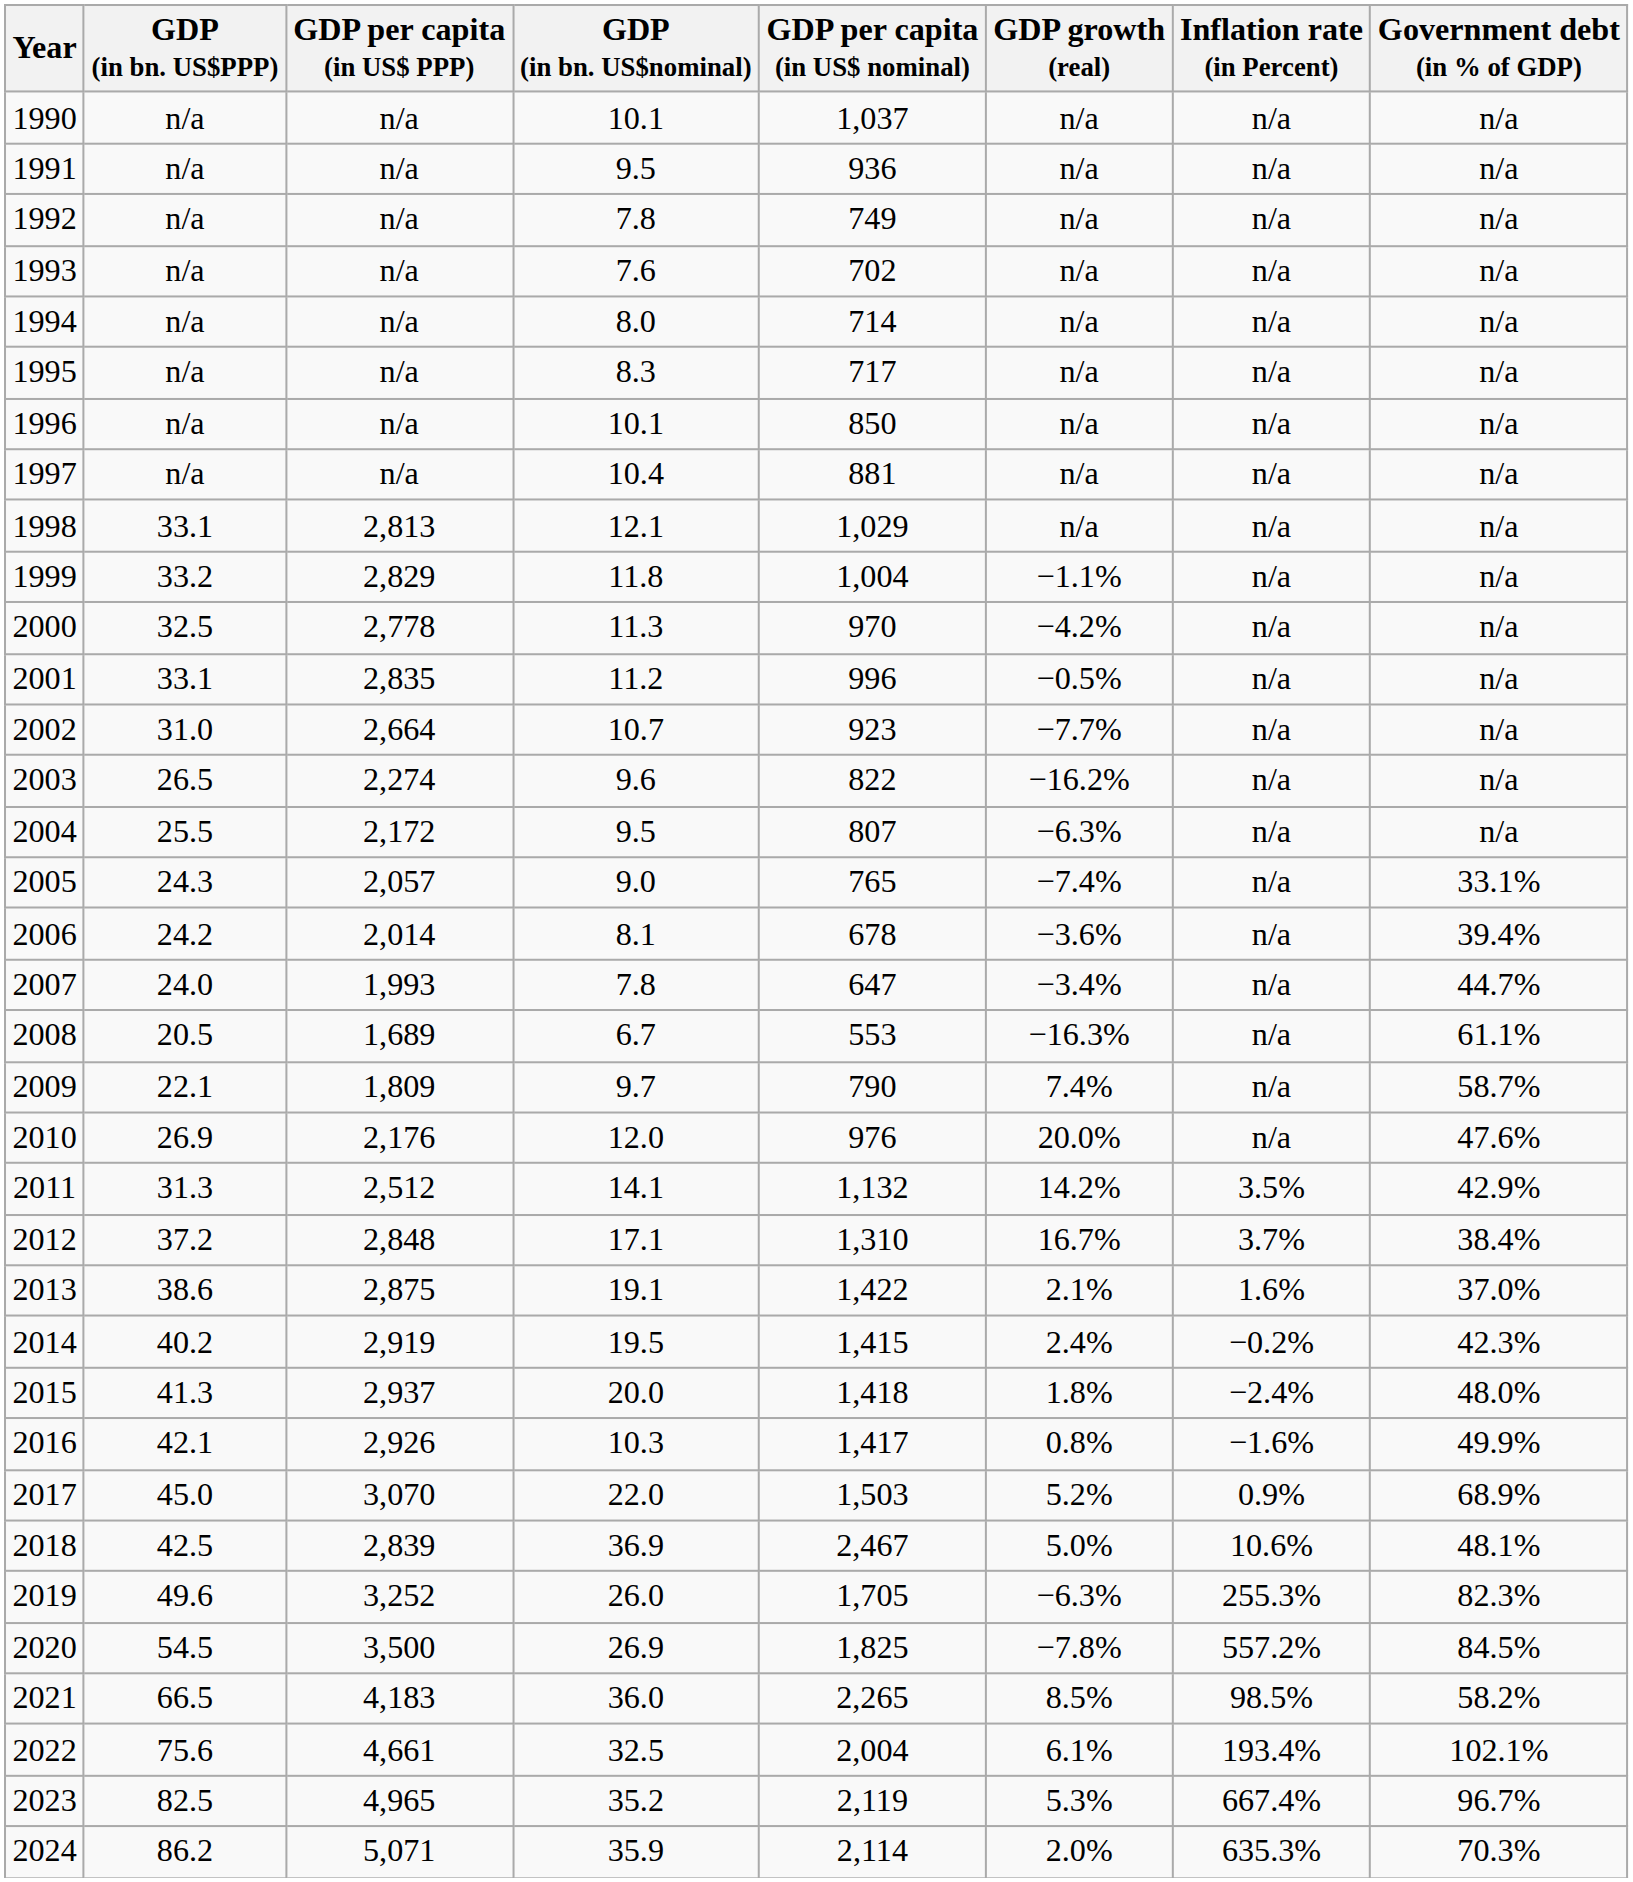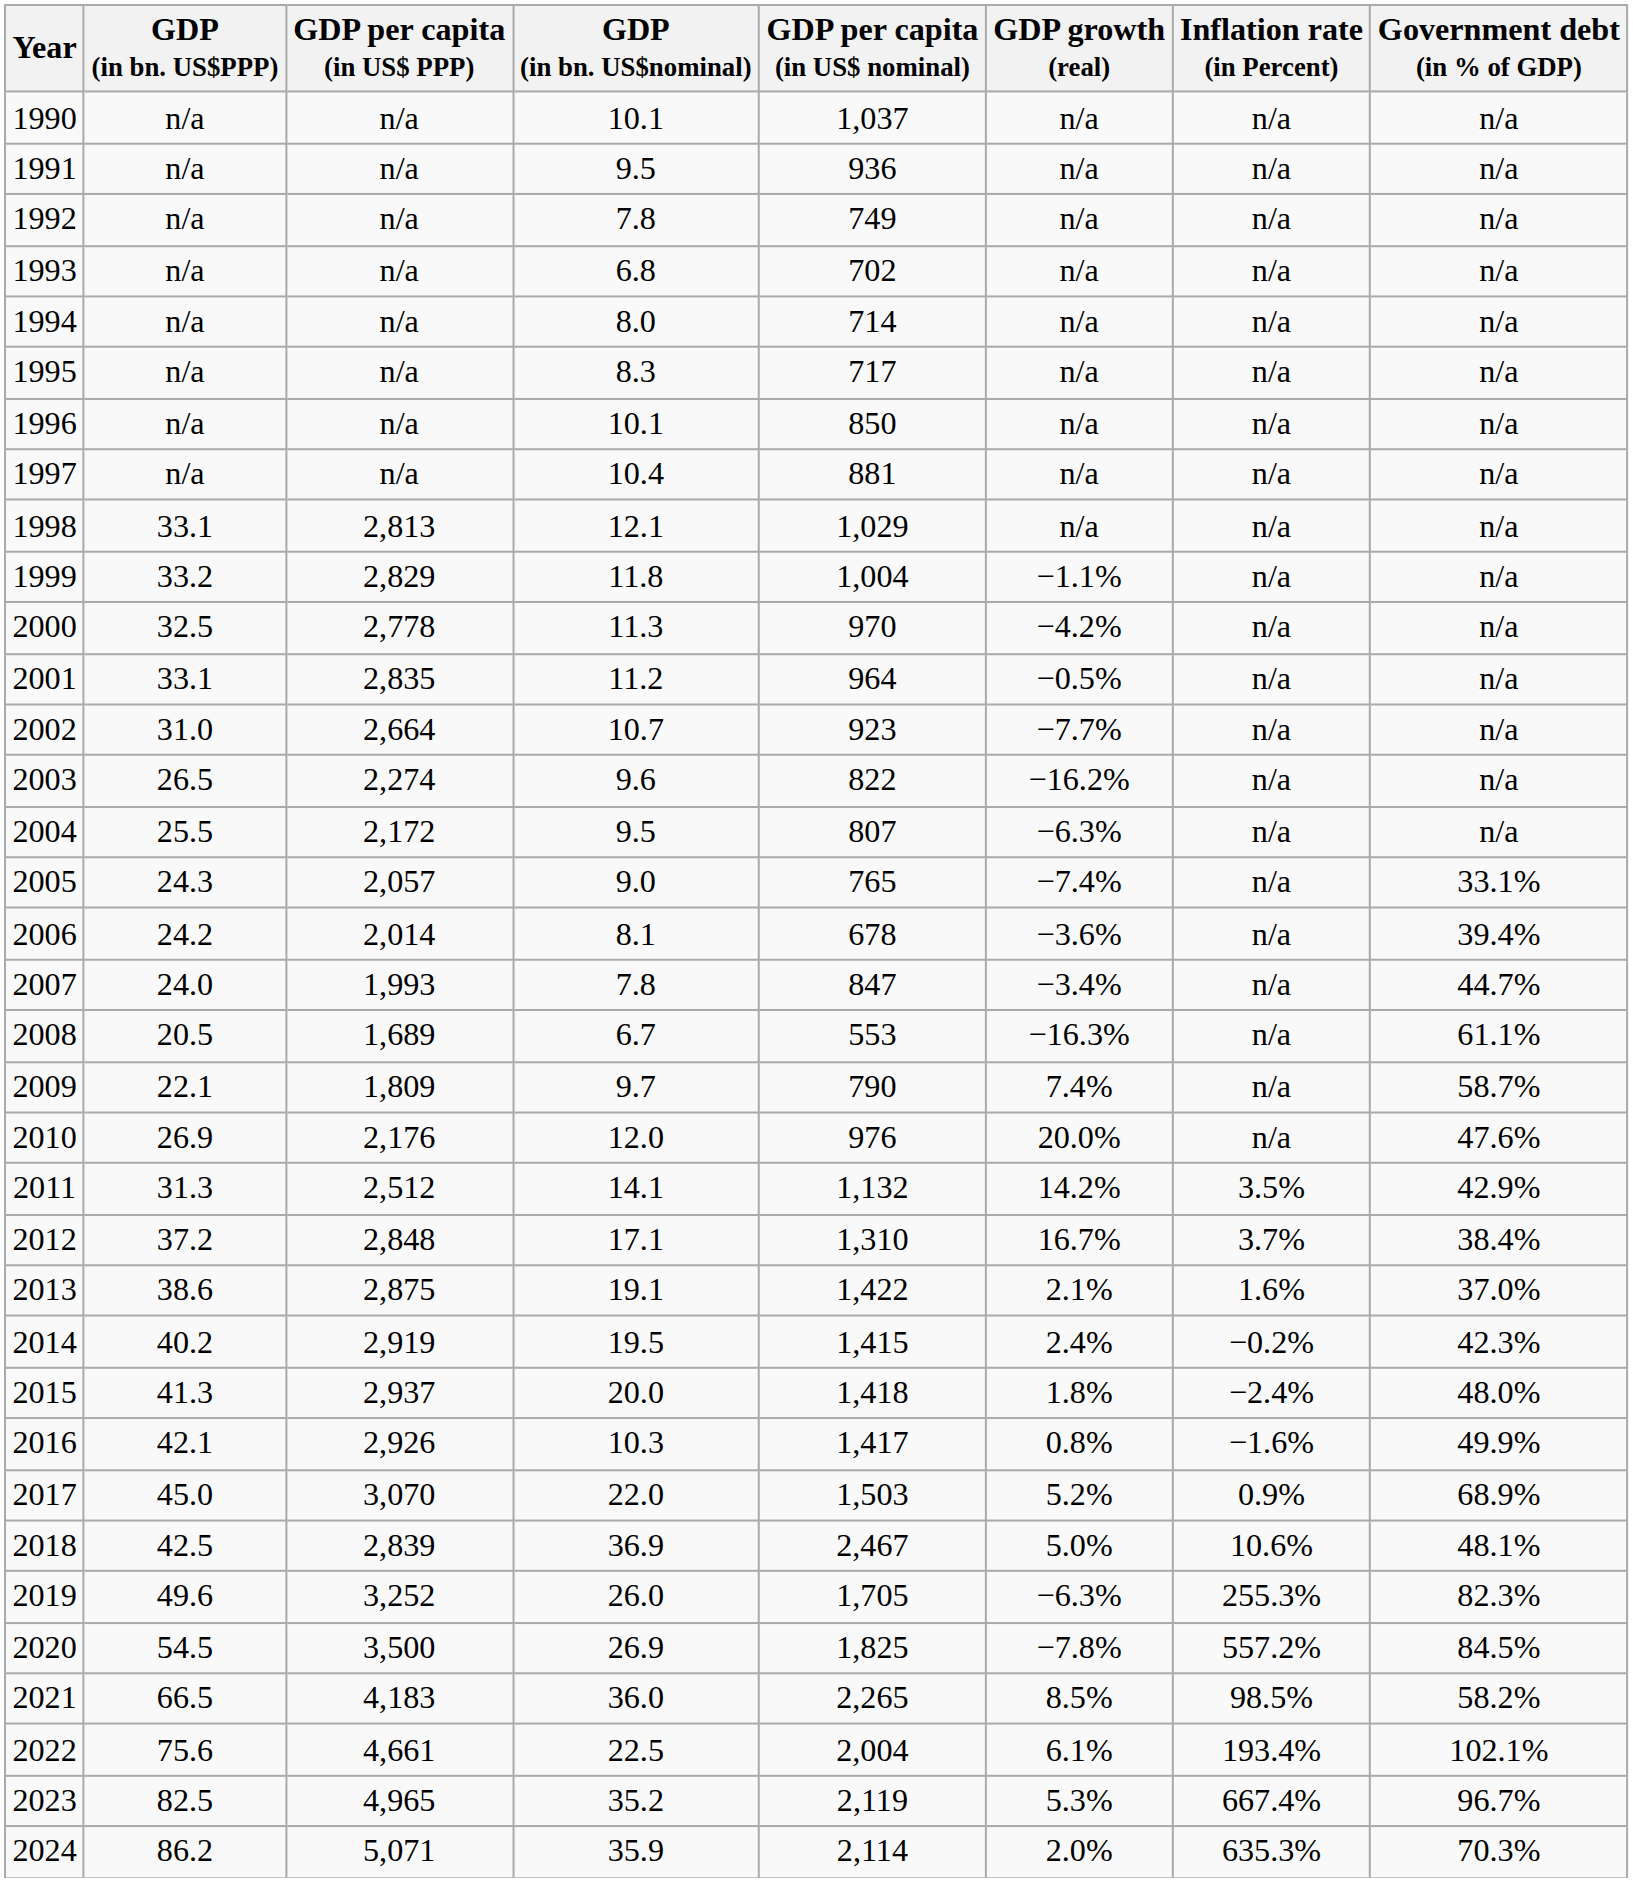(636, 270) 7.6 -> (636, 270) 6.8
(872, 678) 996 -> (872, 678) 964
(872, 984) 647 -> (872, 984) 847
(636, 1749) 32.5 -> (636, 1749) 22.5
